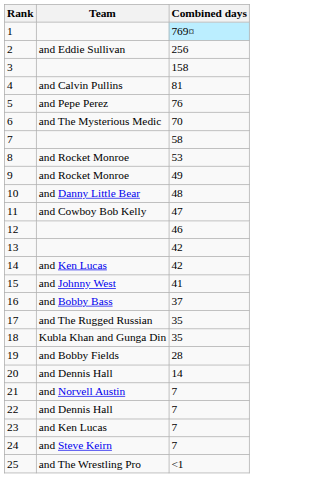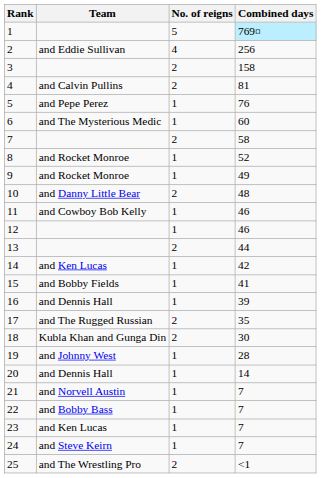+ column: (202, 13)
(177, 121) 70 -> (244, 121) 60
(177, 157) 53 -> (244, 157) 52
(177, 211) 47 -> (244, 211) 46
(177, 247) 42 -> (244, 247) 44
(77, 283) and Johnny West -> (79, 283) and Bobby Fields
(76, 301) and Bobby Bass -> (76, 301) and Dennis Hall
(177, 301) 37 -> (244, 301) 39
(177, 337) 35 -> (244, 337) 30
(79, 355) and Bobby Fields -> (77, 355) and Johnny West
(76, 409) and Dennis Hall -> (76, 409) and Bobby Bass
